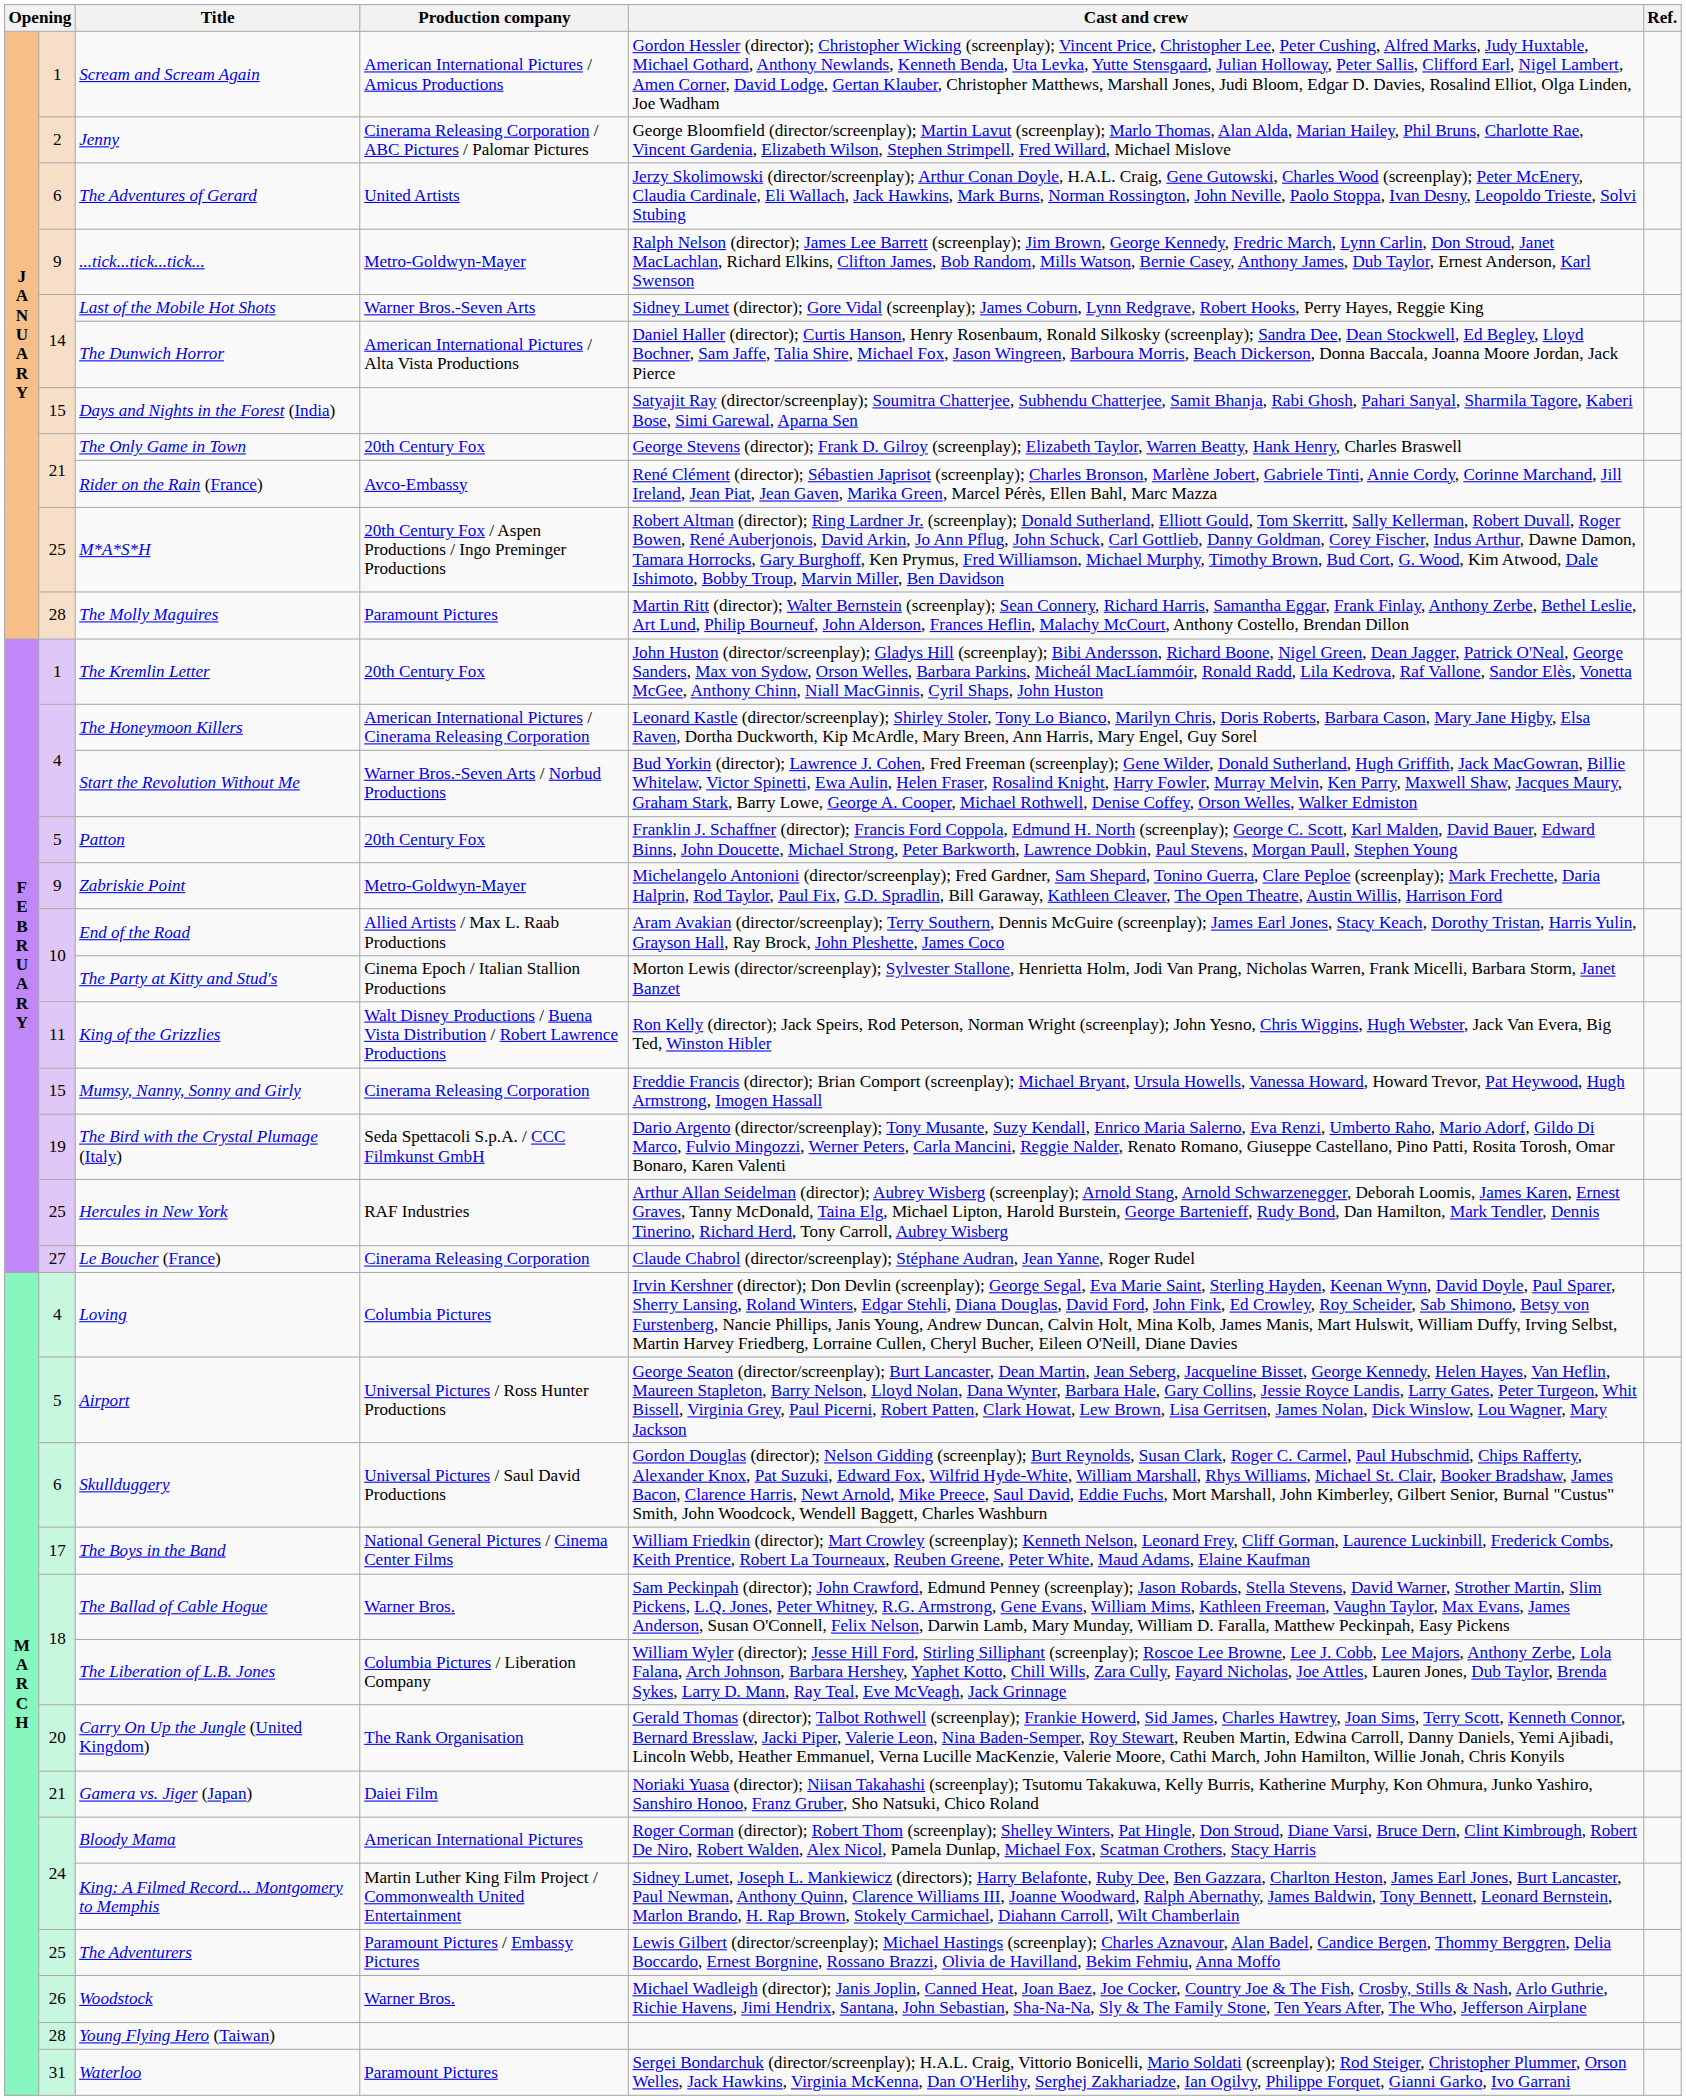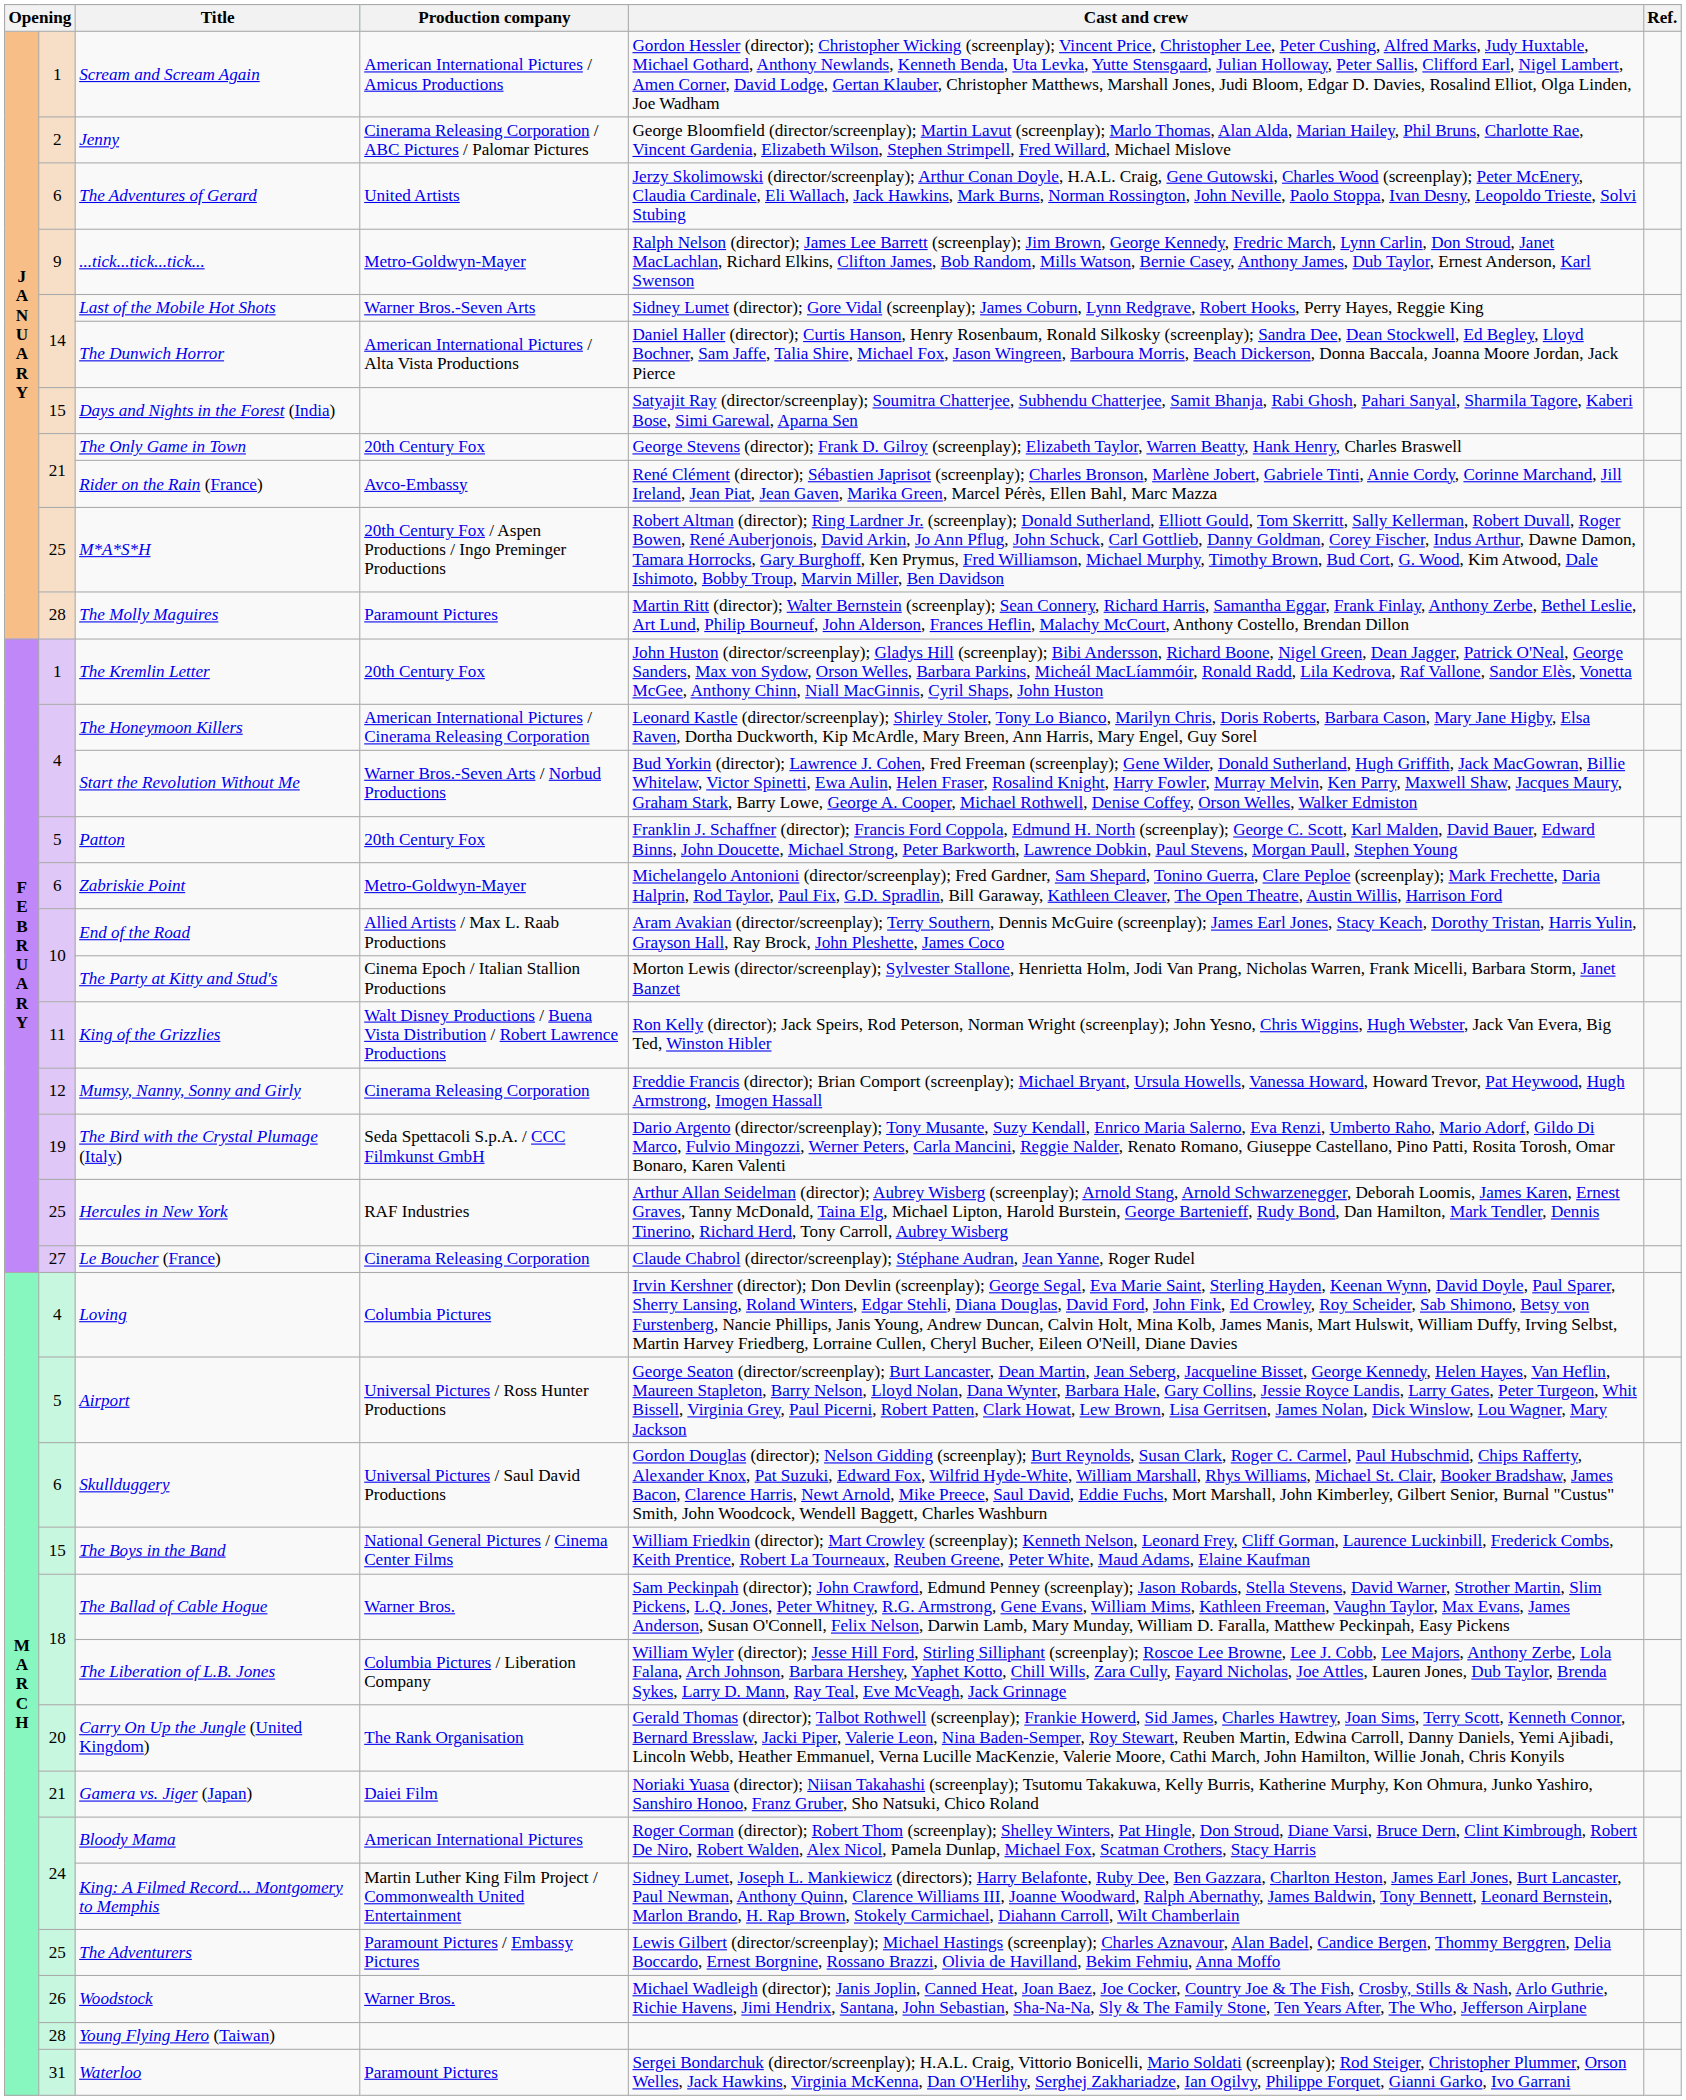(57, 885) 9 -> (57, 885) 6
(57, 1090) 15 -> (57, 1090) 12
(57, 1550) 17 -> (57, 1550) 15
